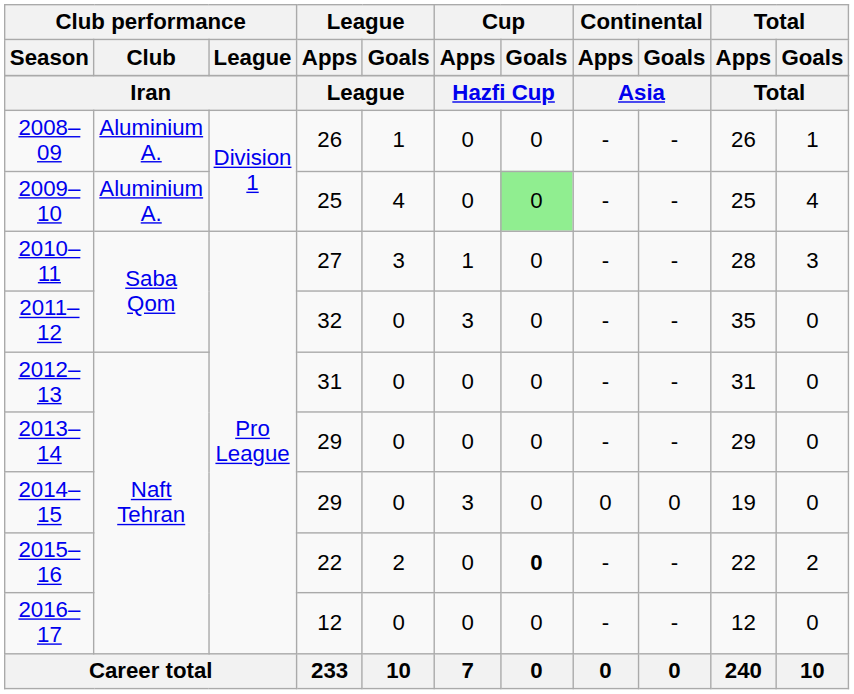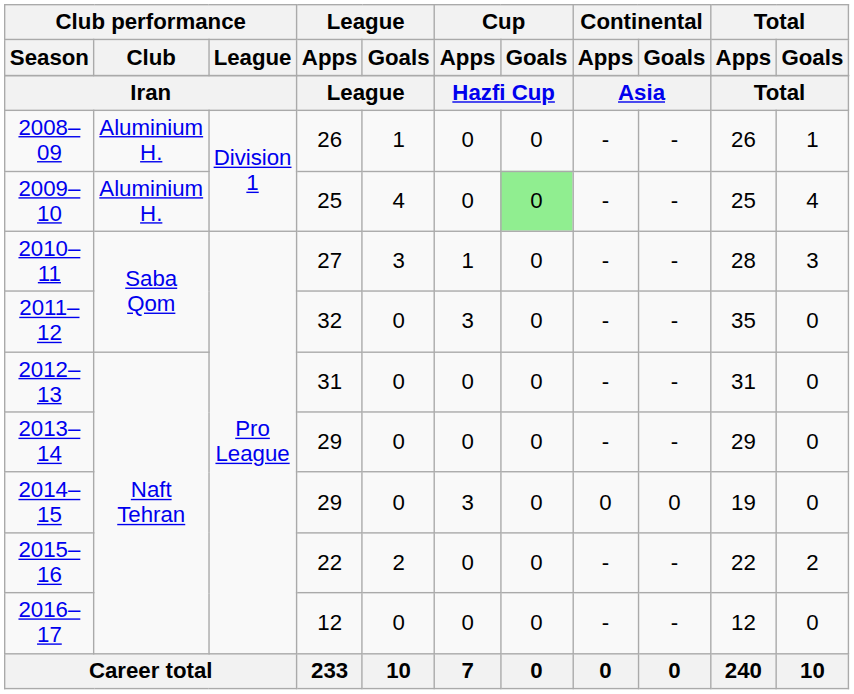(151, 140) Aluminium A. -> (151, 140) Aluminium H.
(151, 200) Aluminium A. -> (151, 200) Aluminium H.
(537, 562) bold -> (537, 562) normal
